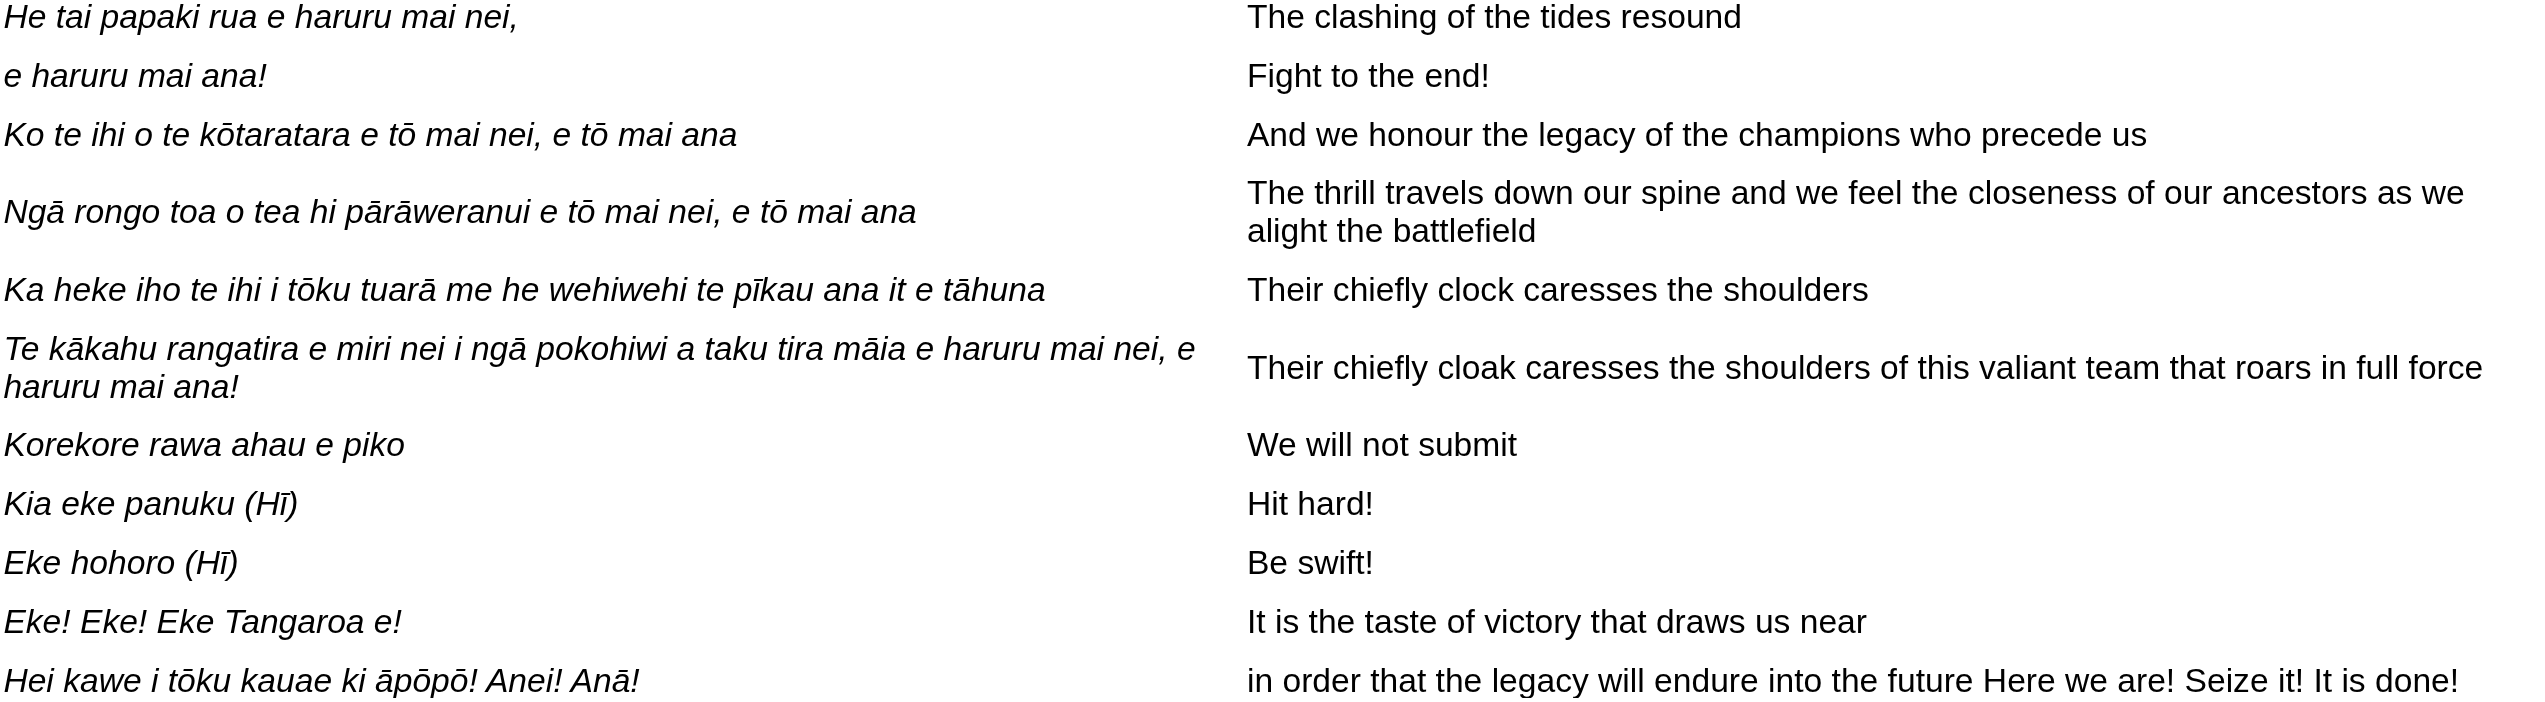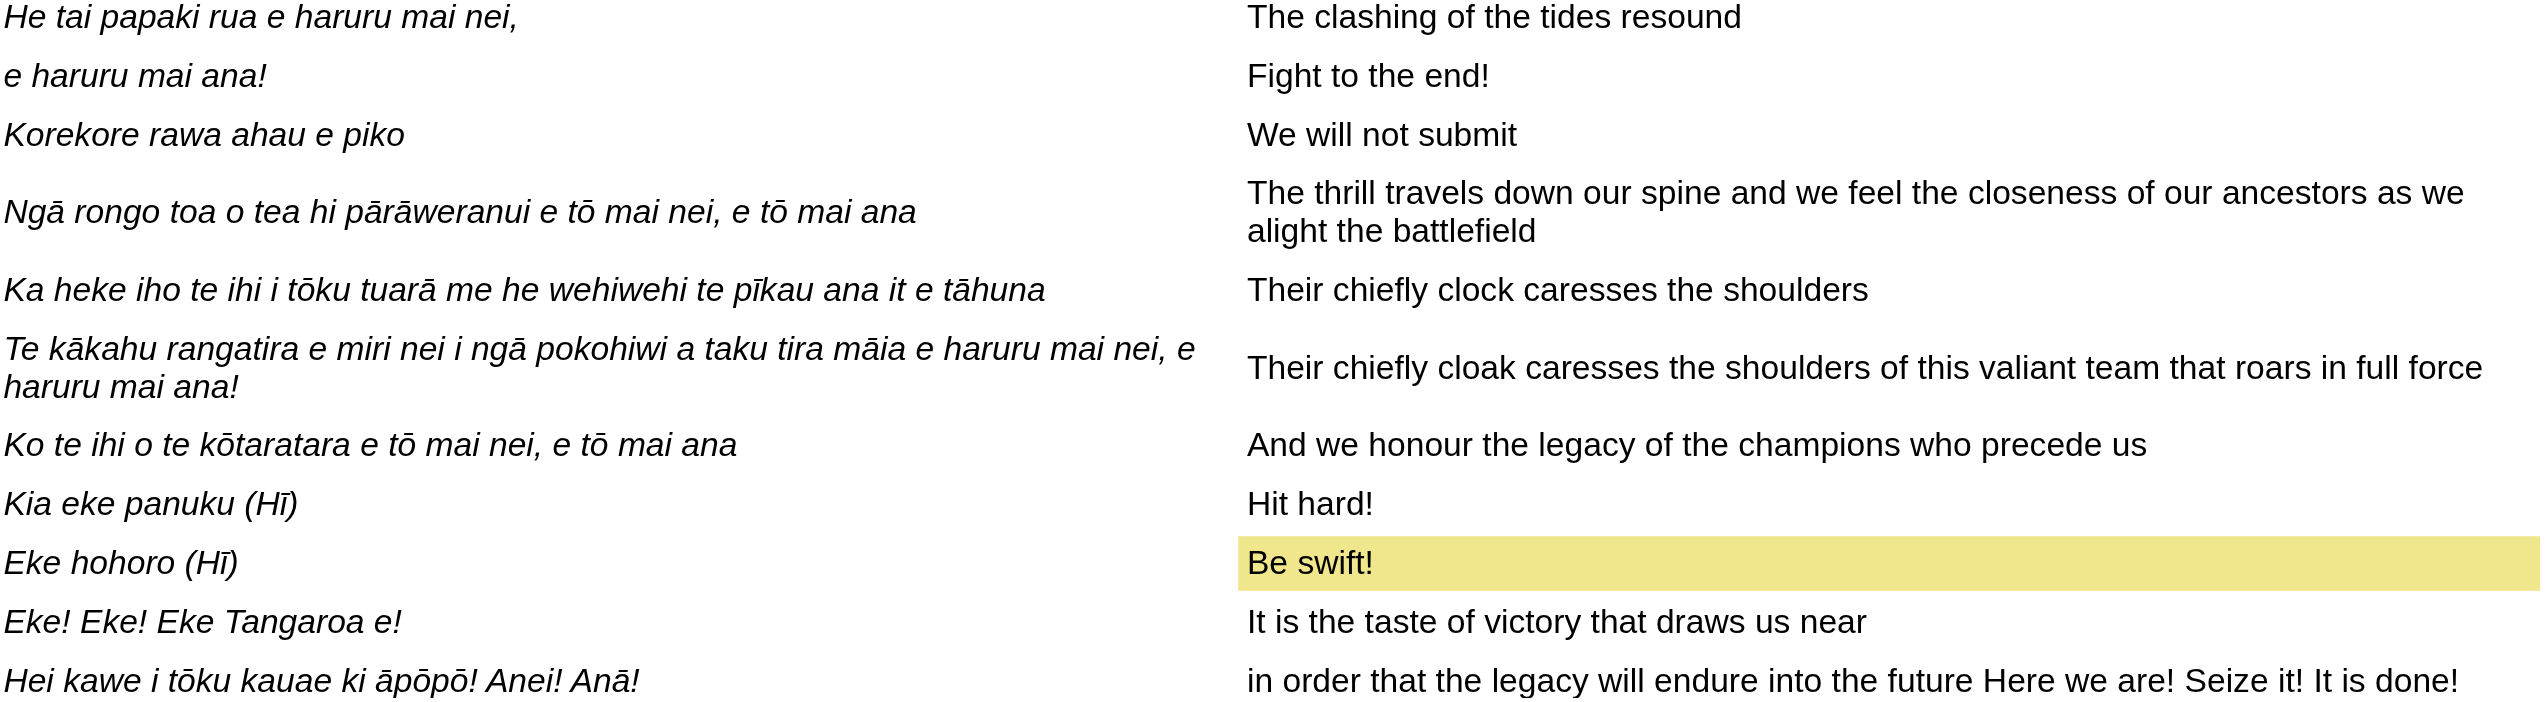rows swapped: (370, 134) <-> (204, 445)
(1310, 562) no background -> (1310, 562) khaki background
